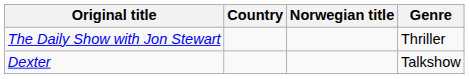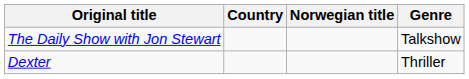(423, 39) Thriller -> (431, 39) Talkshow
(431, 62) Talkshow -> (423, 62) Thriller
